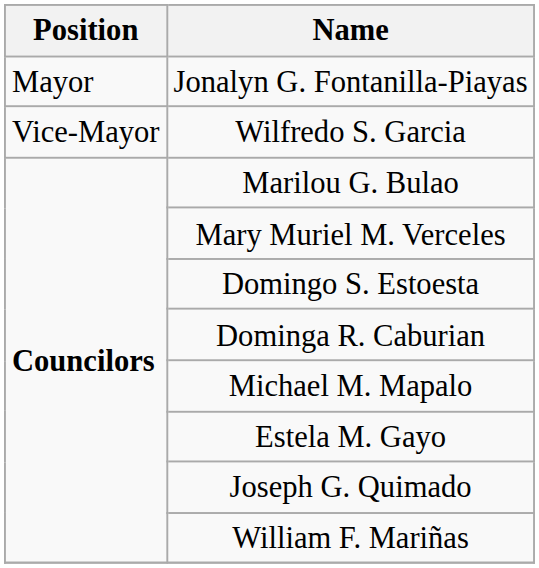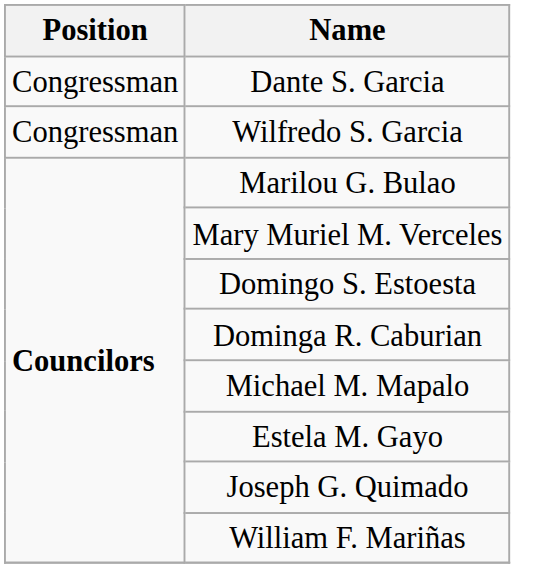+ row: (347, 81)
- row: (351, 81)
(86, 132) Vice-Mayor -> (95, 132) Congressman
